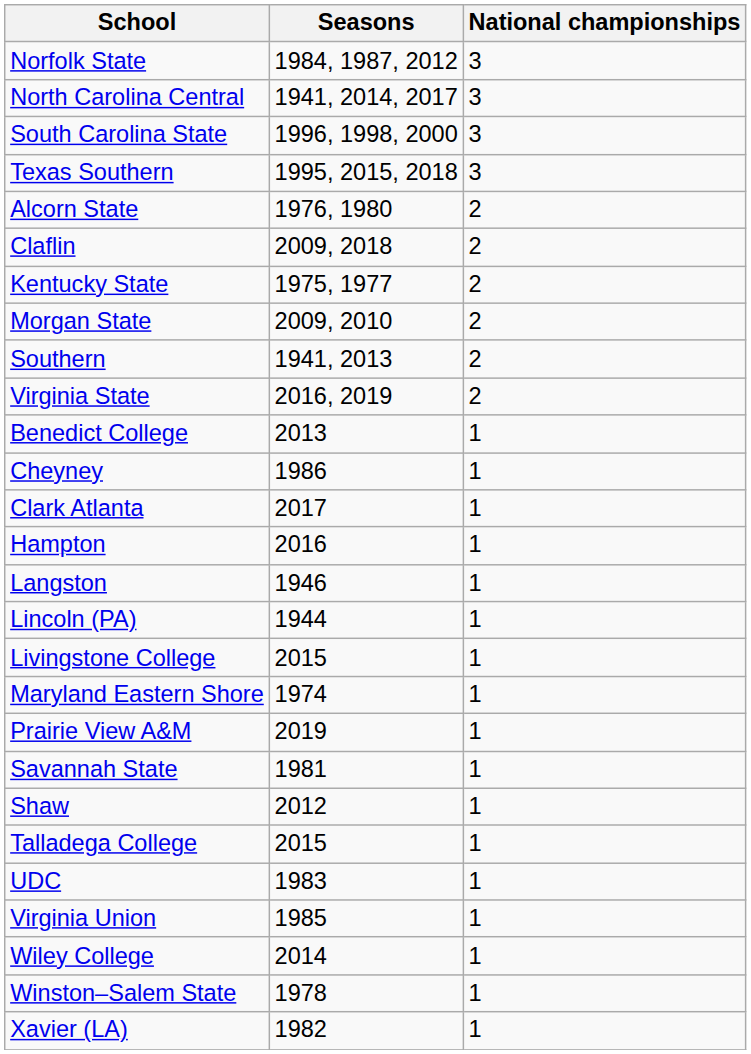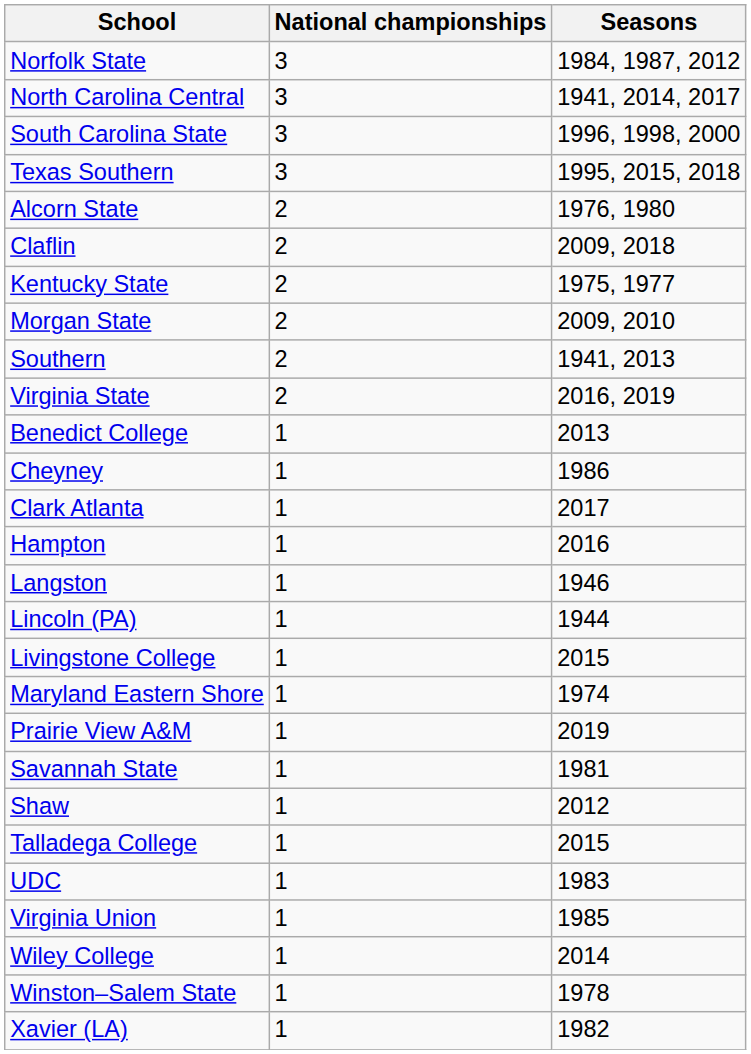columns swapped: (604, 23) <-> (366, 23)
